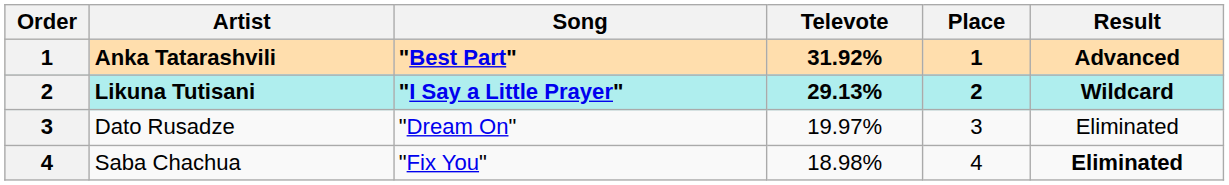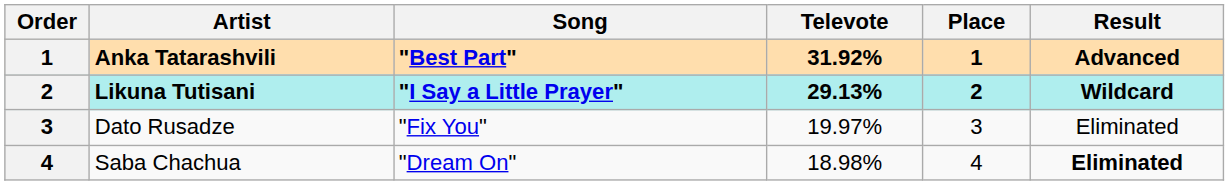(458, 127) "Dream On" -> (443, 127) "Fix You"
(443, 162) "Fix You" -> (458, 162) "Dream On"
